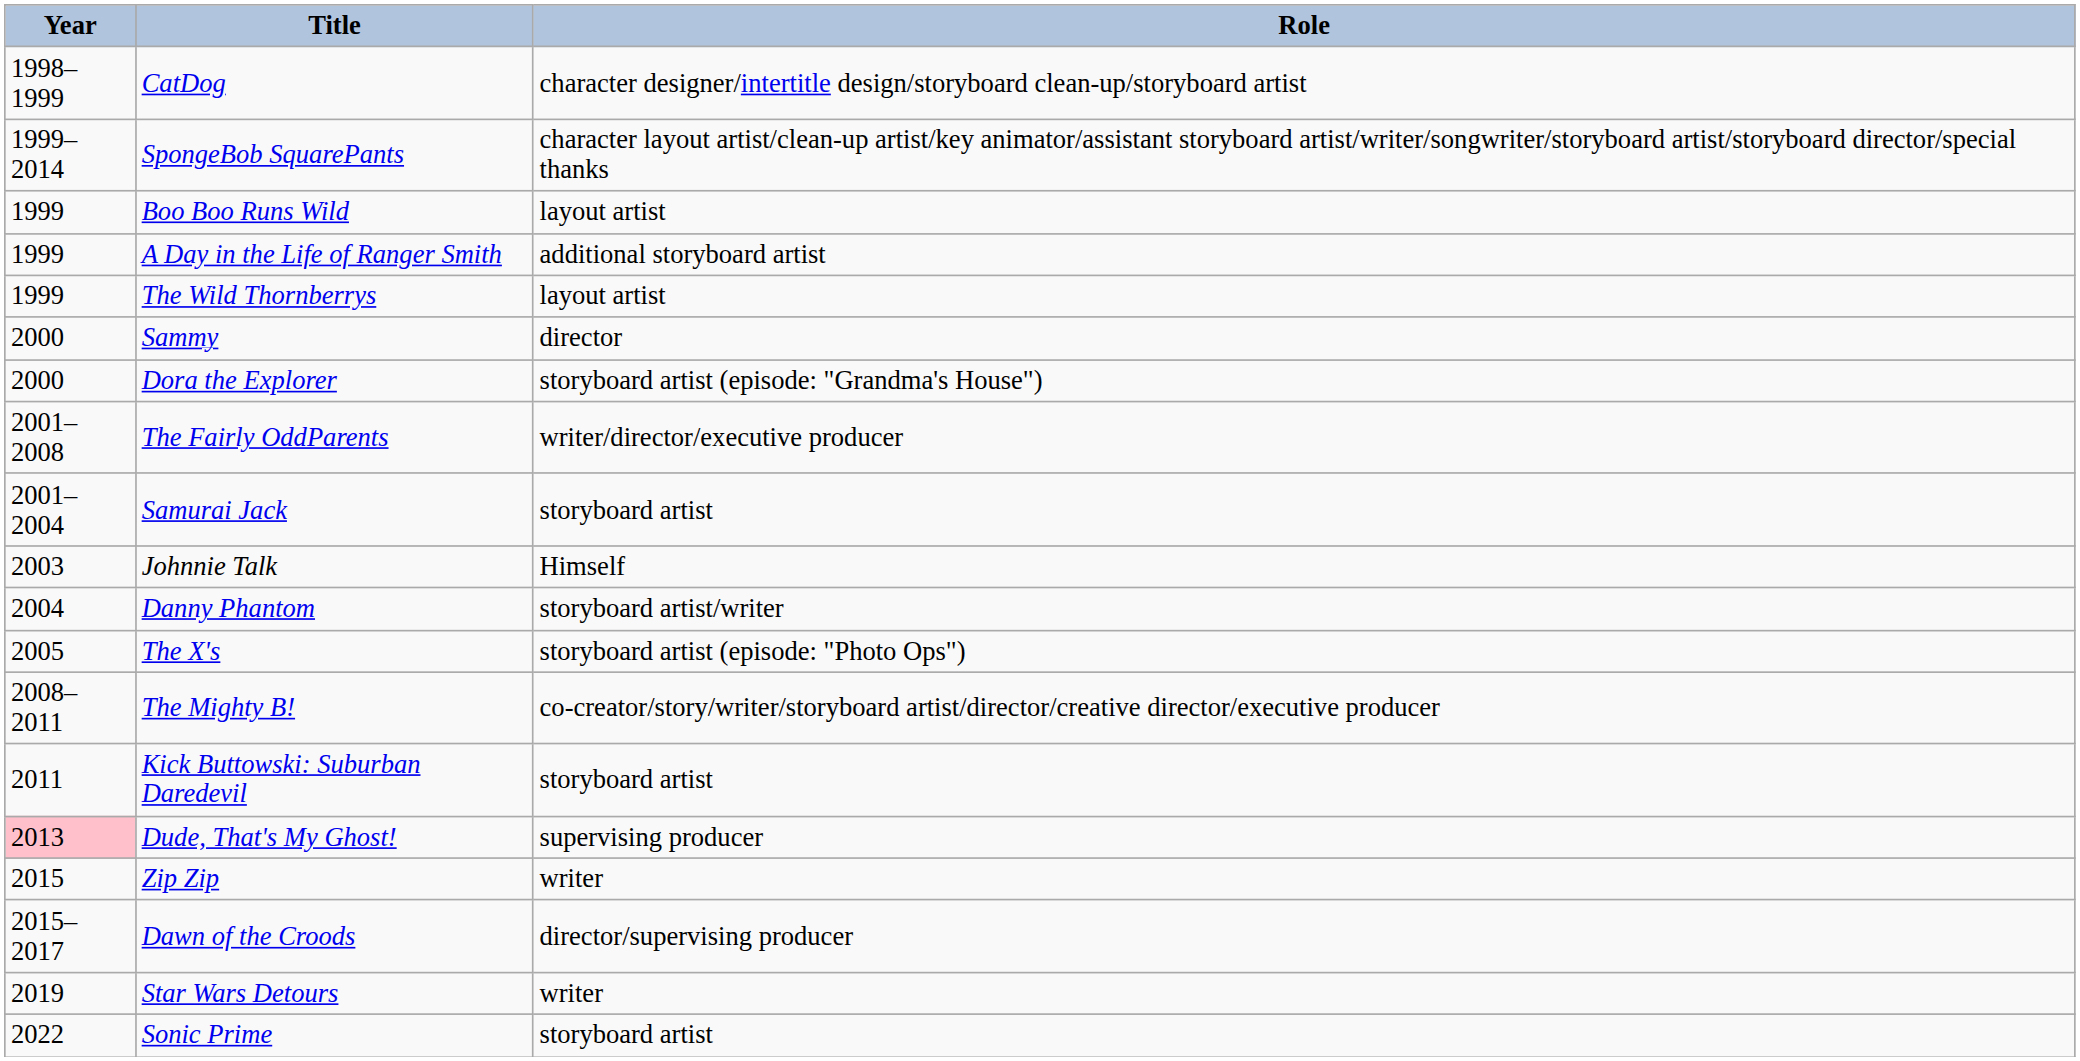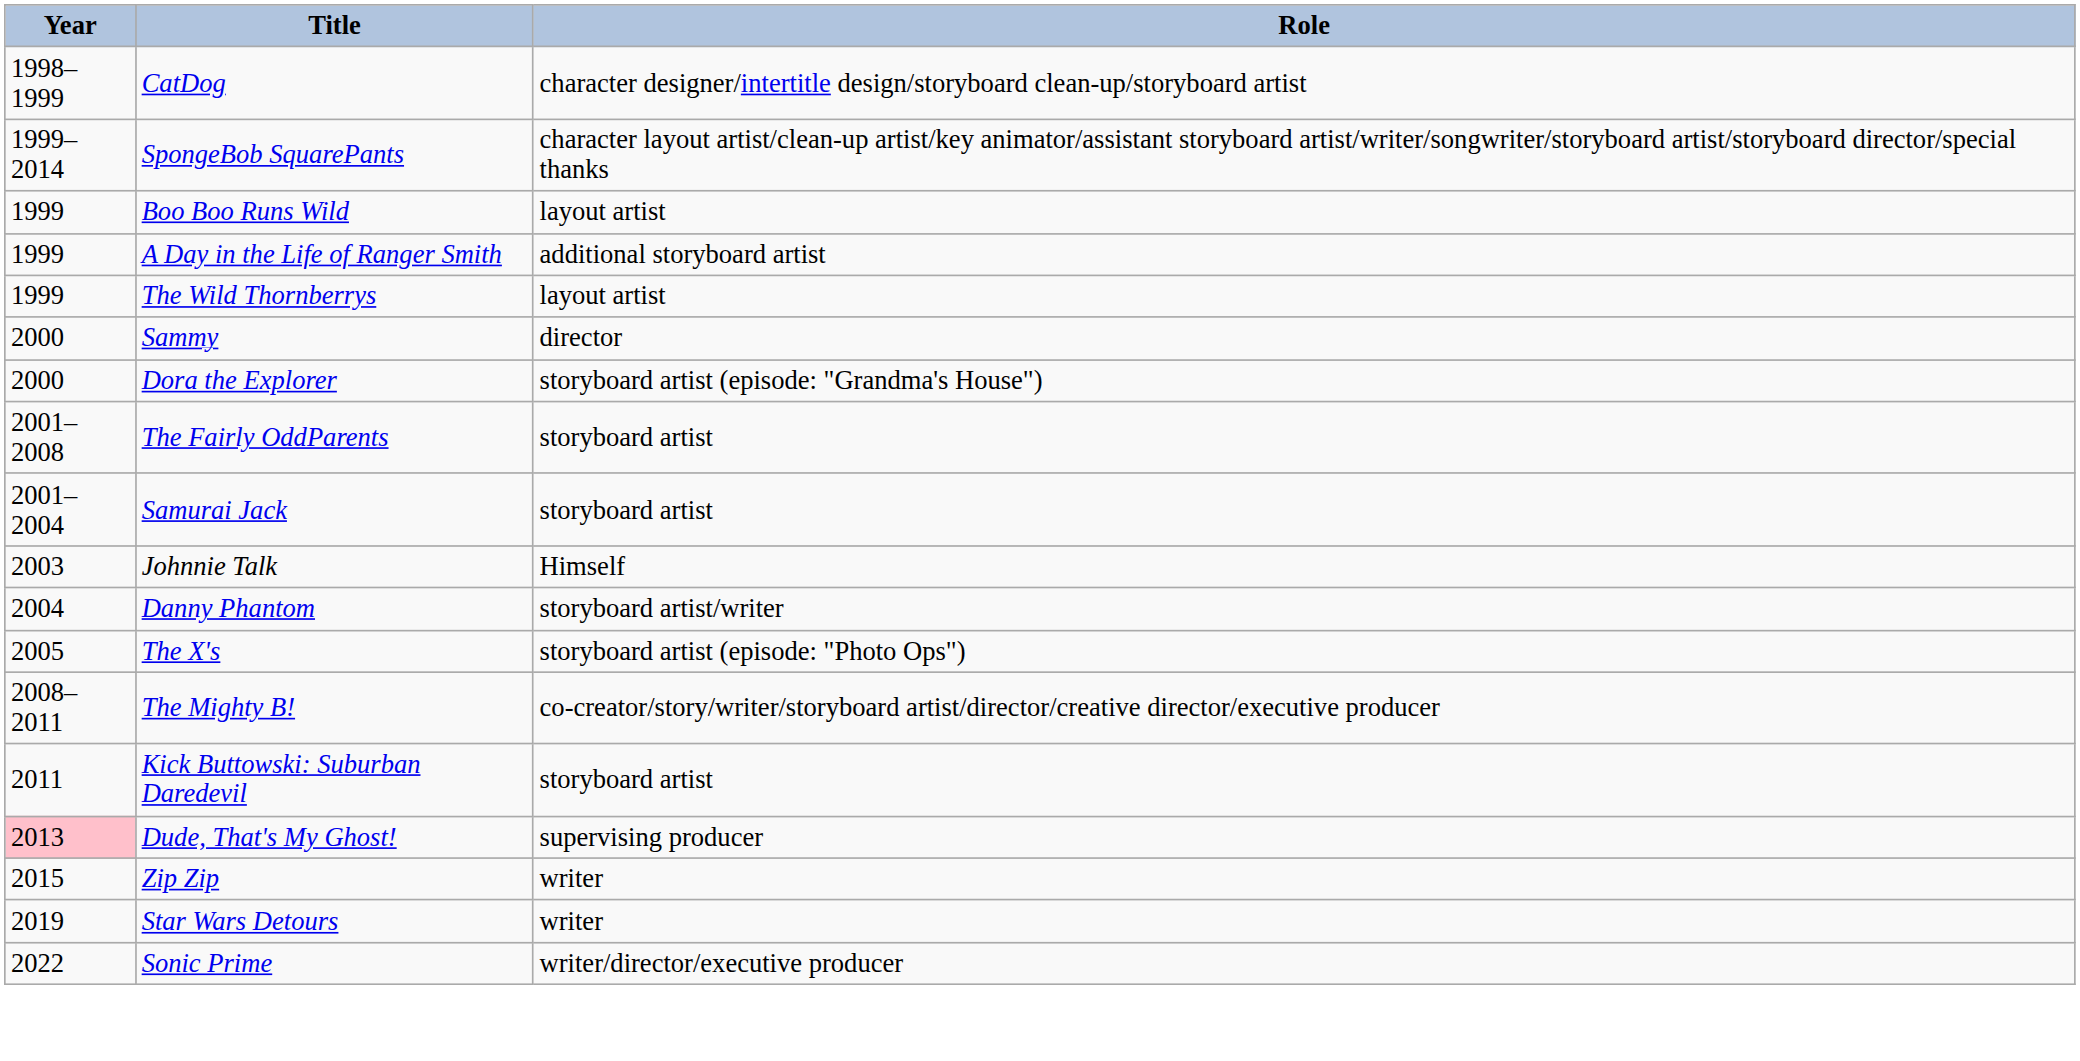(721, 437) writer/director/executive producer -> (626, 437) storyboard artist
- row: (249, 935)
(626, 1035) storyboard artist -> (721, 963) writer/director/executive producer
